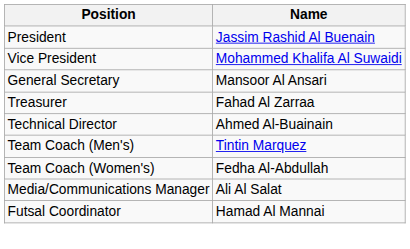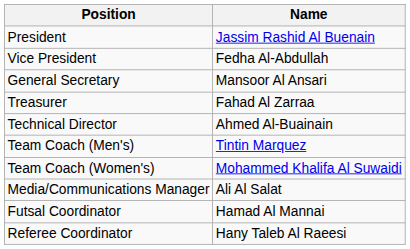(309, 59) Mohammed Khalifa Al Suwaidi -> (272, 59) Fedha Al-Abdullah
(272, 168) Fedha Al-Abdullah -> (309, 168) Mohammed Khalifa Al Suwaidi
+ row: (70, 233)
